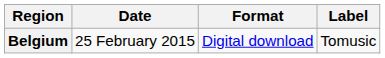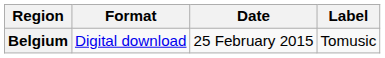columns swapped: (135, 16) <-> (258, 16)
